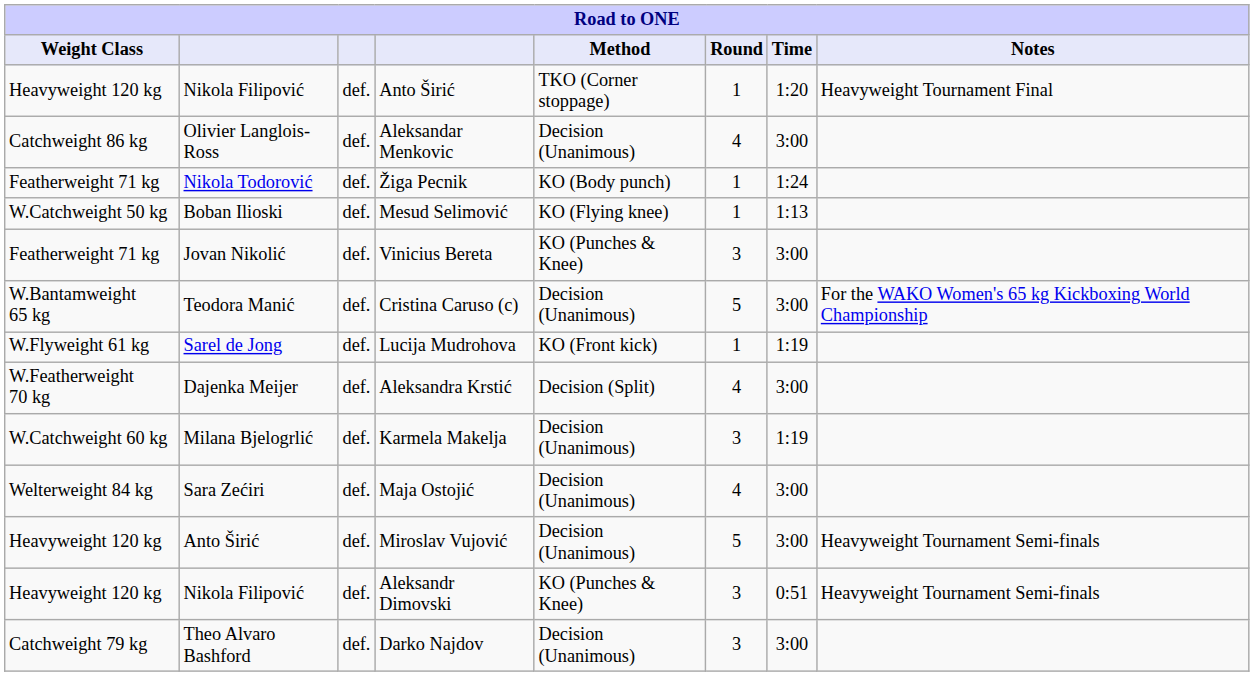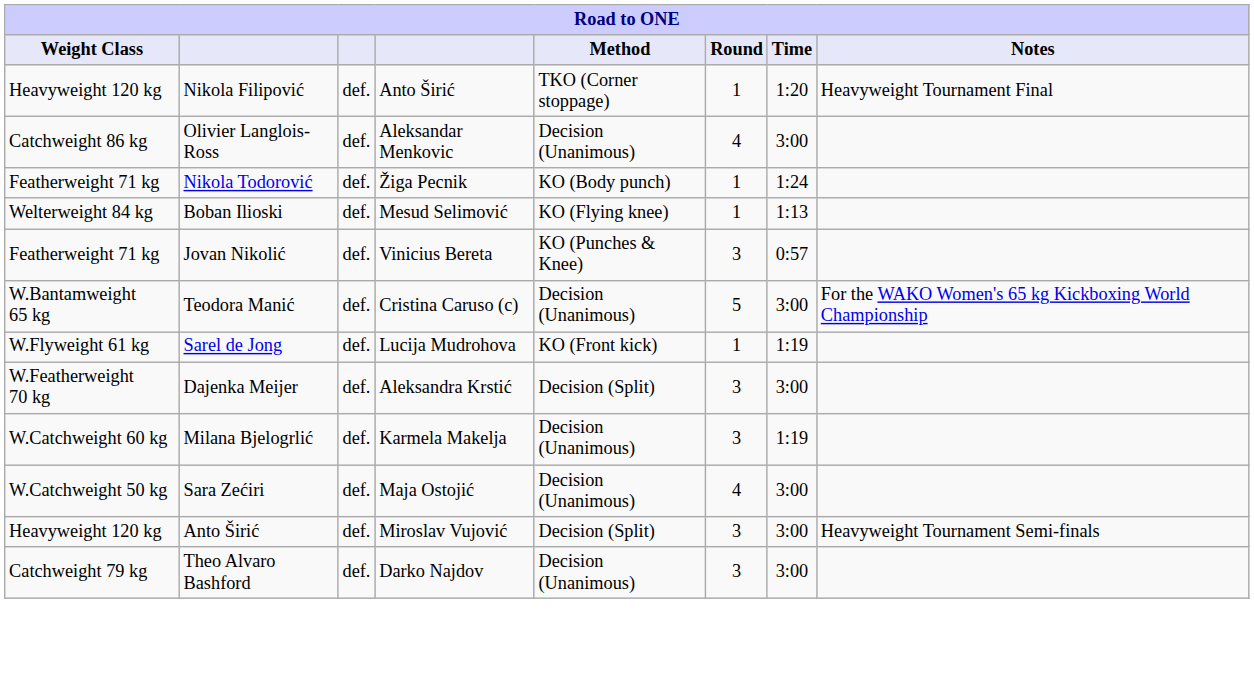(88, 213) W.Catchweight 50 kg -> (81, 213) Welterweight 84 kg
(792, 253) 3:00 -> (792, 253) 0:57
(737, 387) 4 -> (737, 387) 3
(81, 490) Welterweight 84 kg -> (88, 490) W.Catchweight 50 kg
(587, 542) Decision (Unanimous) -> (597, 531) Decision (Split)
(737, 542) 5 -> (737, 531) 3
- row: (417, 593)
